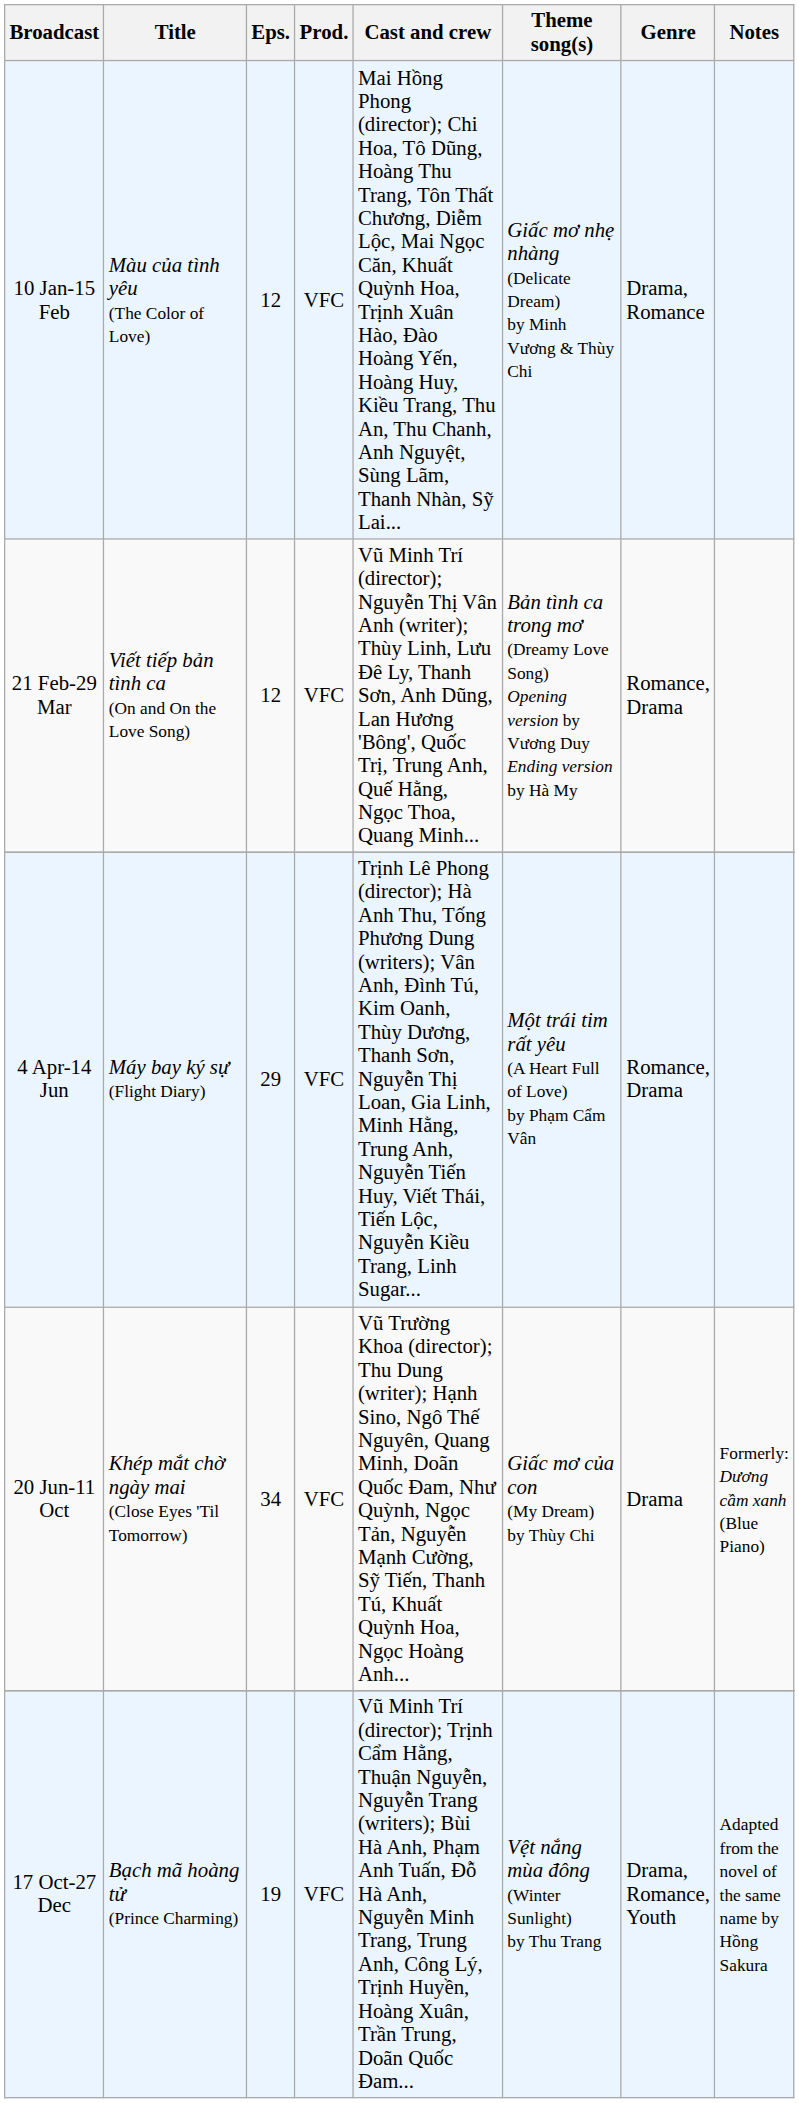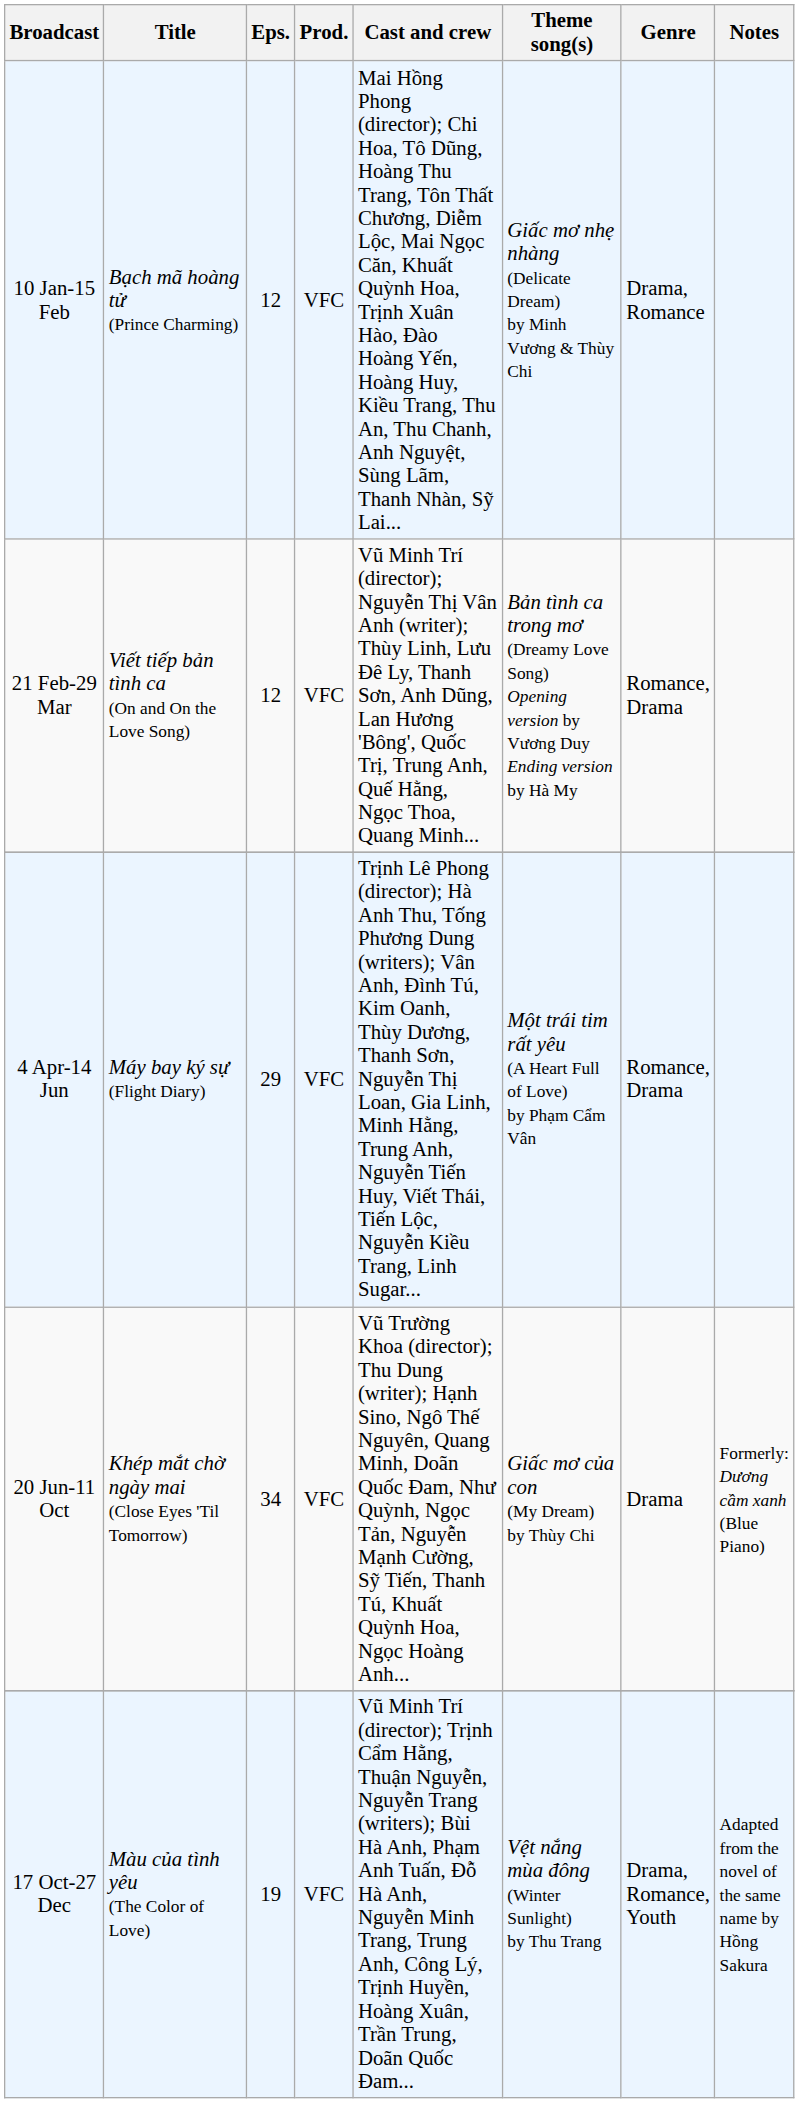(164, 299) Màu của tình yêu (The Color of Love) -> (174, 299) Bạch mã hoàng tử (Prince Charming)
(174, 1894) Bạch mã hoàng tử (Prince Charming) -> (164, 1894) Màu của tình yêu (The Color of Love)
